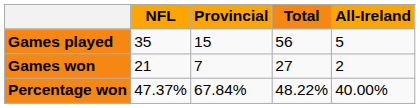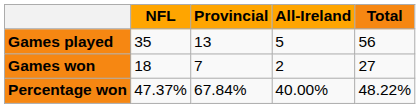columns swapped: (373, 16) <-> (302, 16)
(203, 41) 15 -> (203, 41) 13
(143, 66) 21 -> (143, 66) 18
